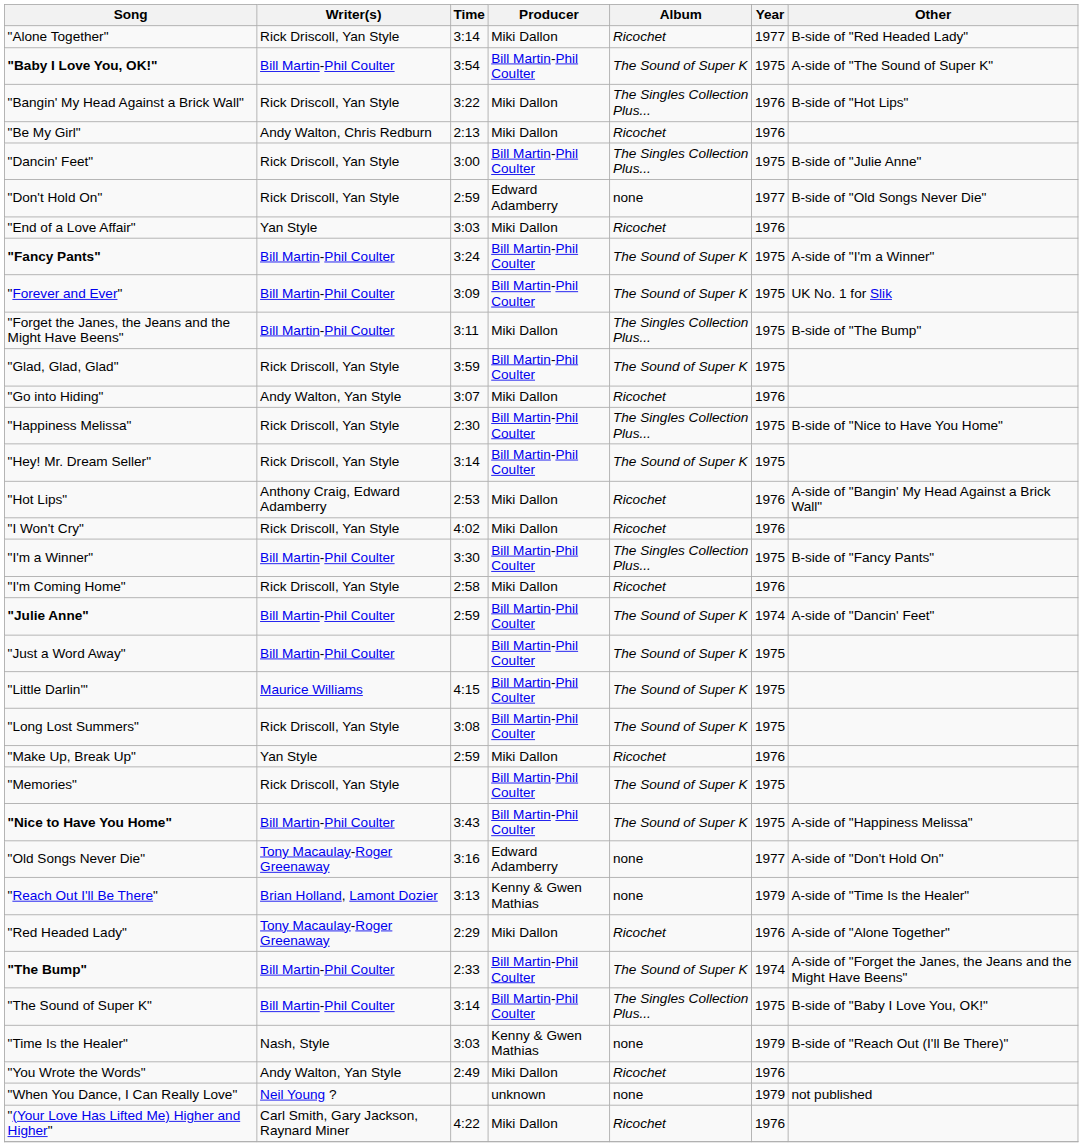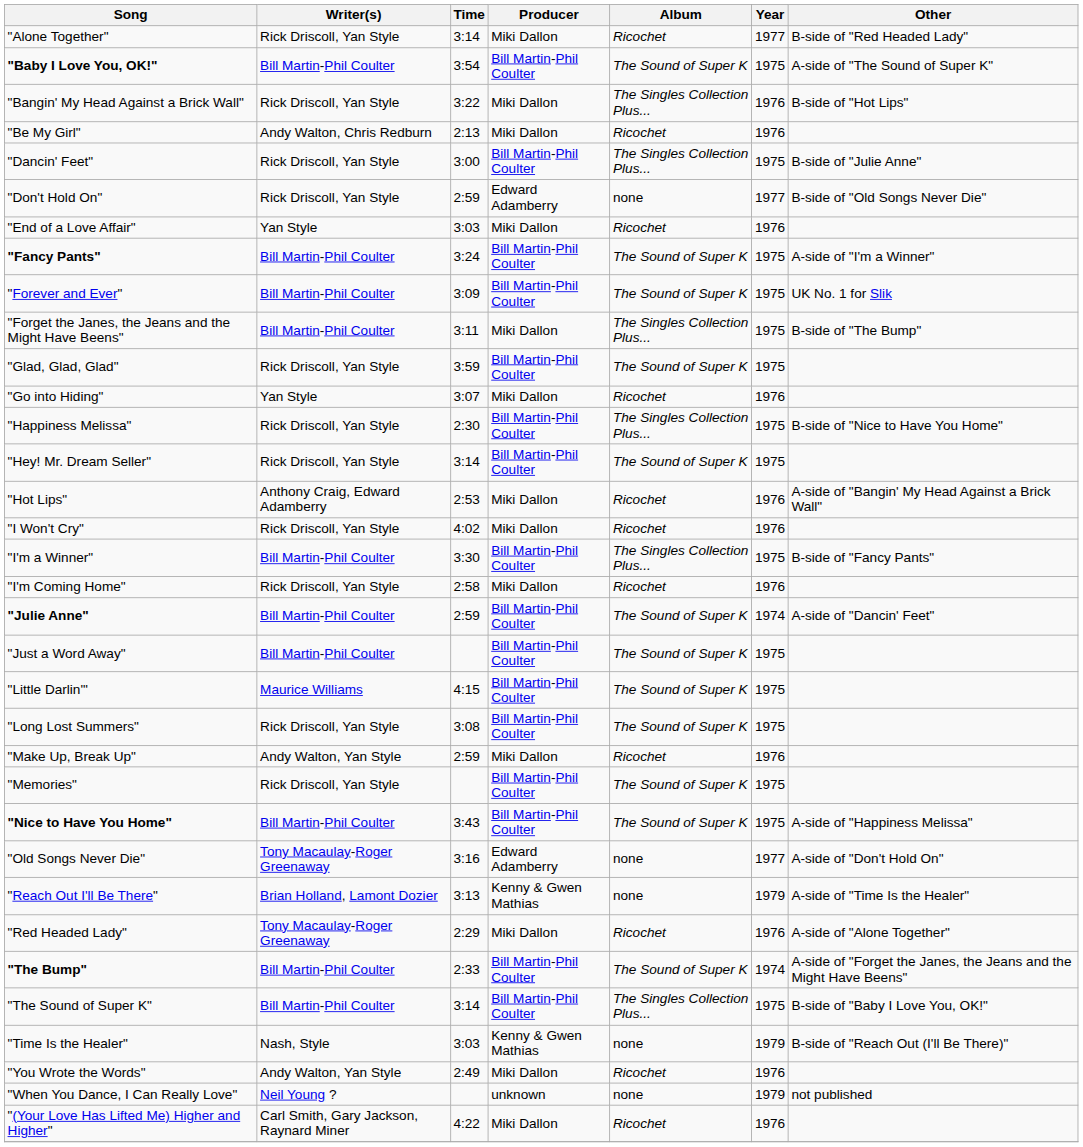(331, 396) Andy Walton, Yan Style -> (289, 396) Yan Style
(289, 756) Yan Style -> (331, 756) Andy Walton, Yan Style
